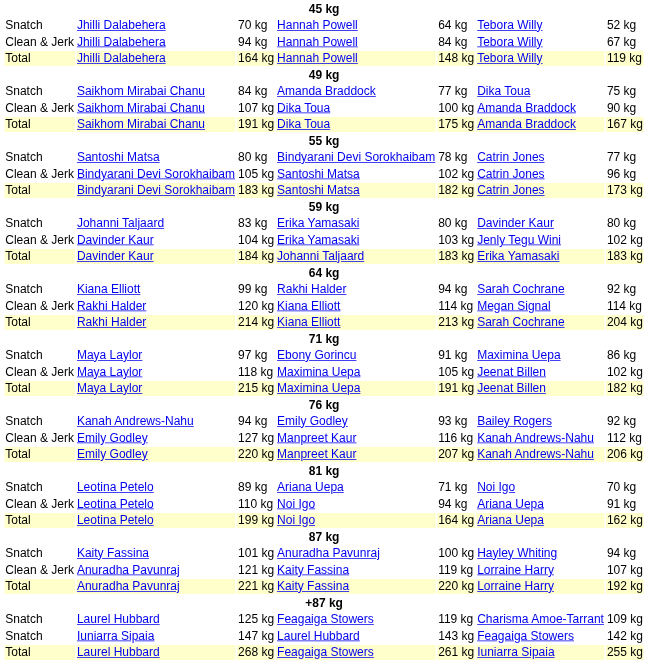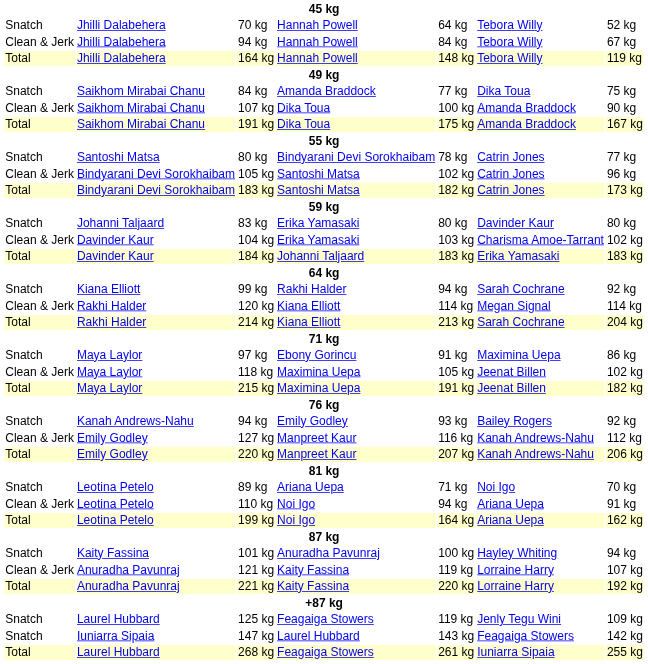(519, 240) Jenly Tegu Wini -> (541, 240) Charisma Amoe-Tarrant
(541, 619) Charisma Amoe-Tarrant -> (519, 619) Jenly Tegu Wini
